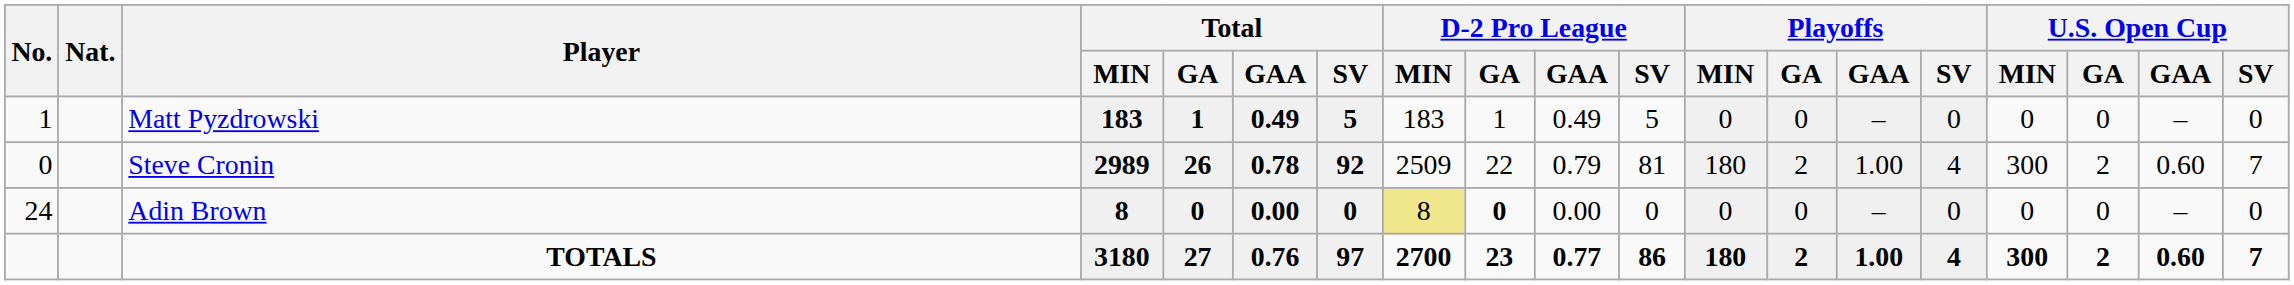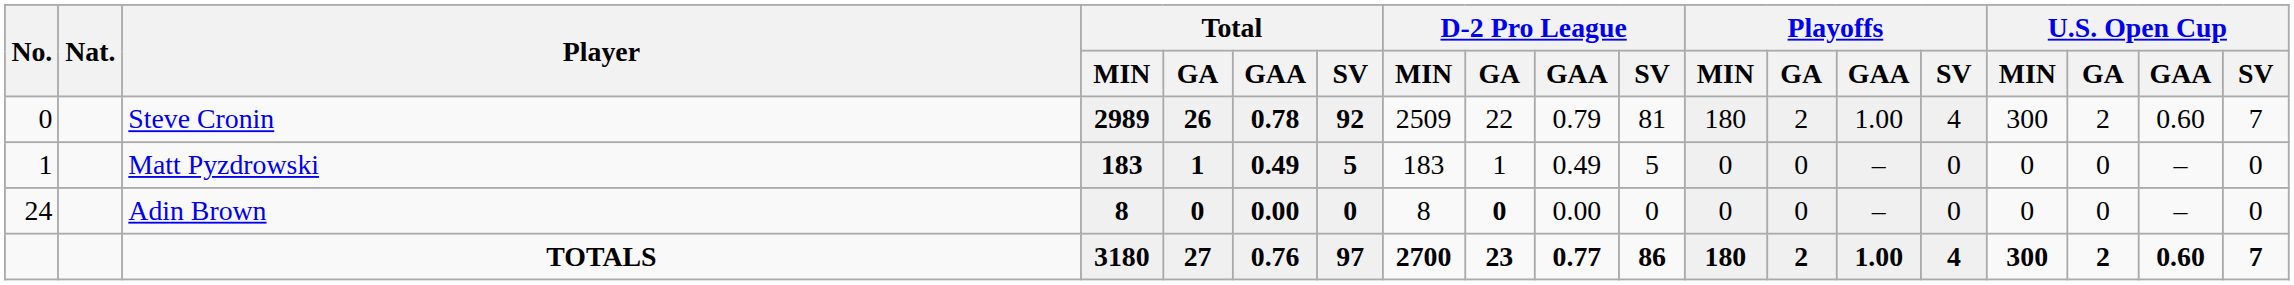rows swapped: (201, 165) <-> (224, 119)
(1424, 211) khaki background -> (1424, 211) no background
